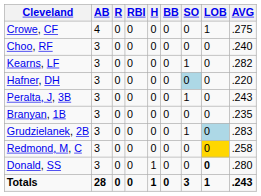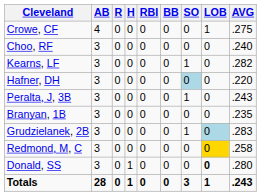columns swapped: (154, 13) <-> (136, 13)
